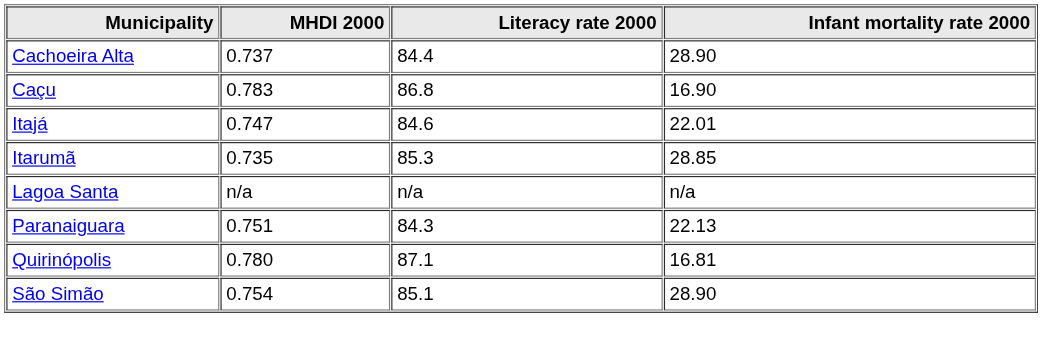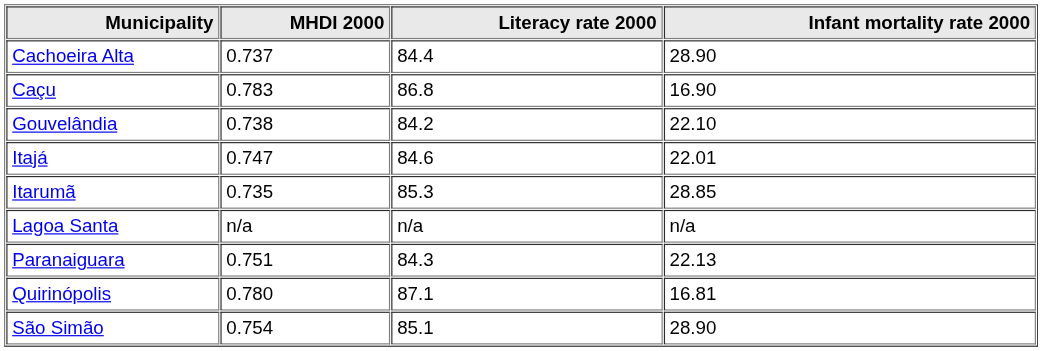+ row: (65, 124)
